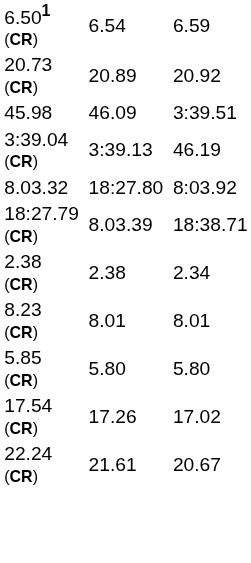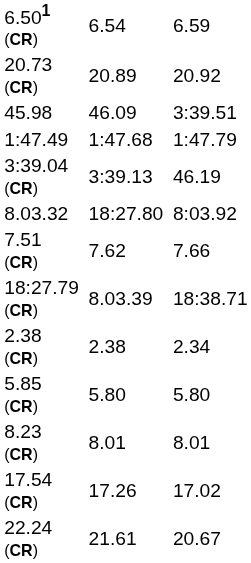+ row: (36, 139)
+ row: (23, 251)
rows swapped: (23, 369) <-> (23, 321)
